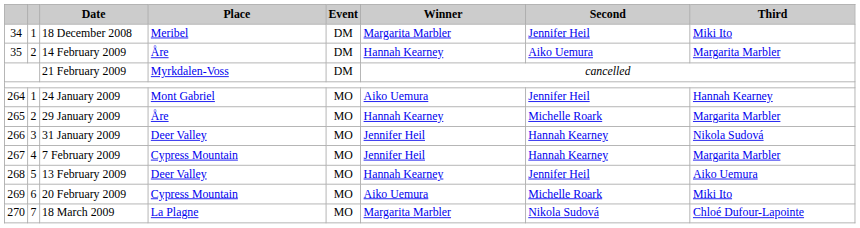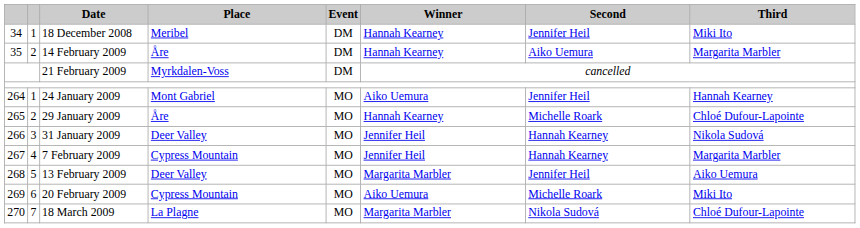(407, 33) Margarita Marbler -> (403, 33) Hannah Kearney
(737, 116) Margarita Marbler -> (749, 116) Chloé Dufour-Lapointe
(403, 174) Hannah Kearney -> (407, 174) Margarita Marbler
